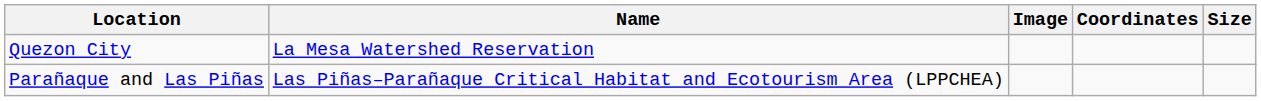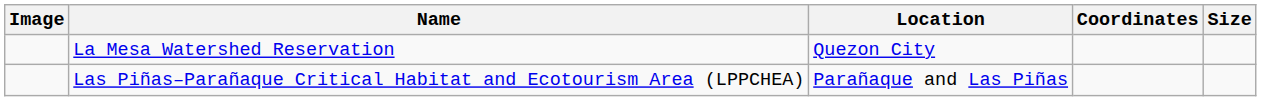columns swapped: (1040, 20) <-> (137, 20)
